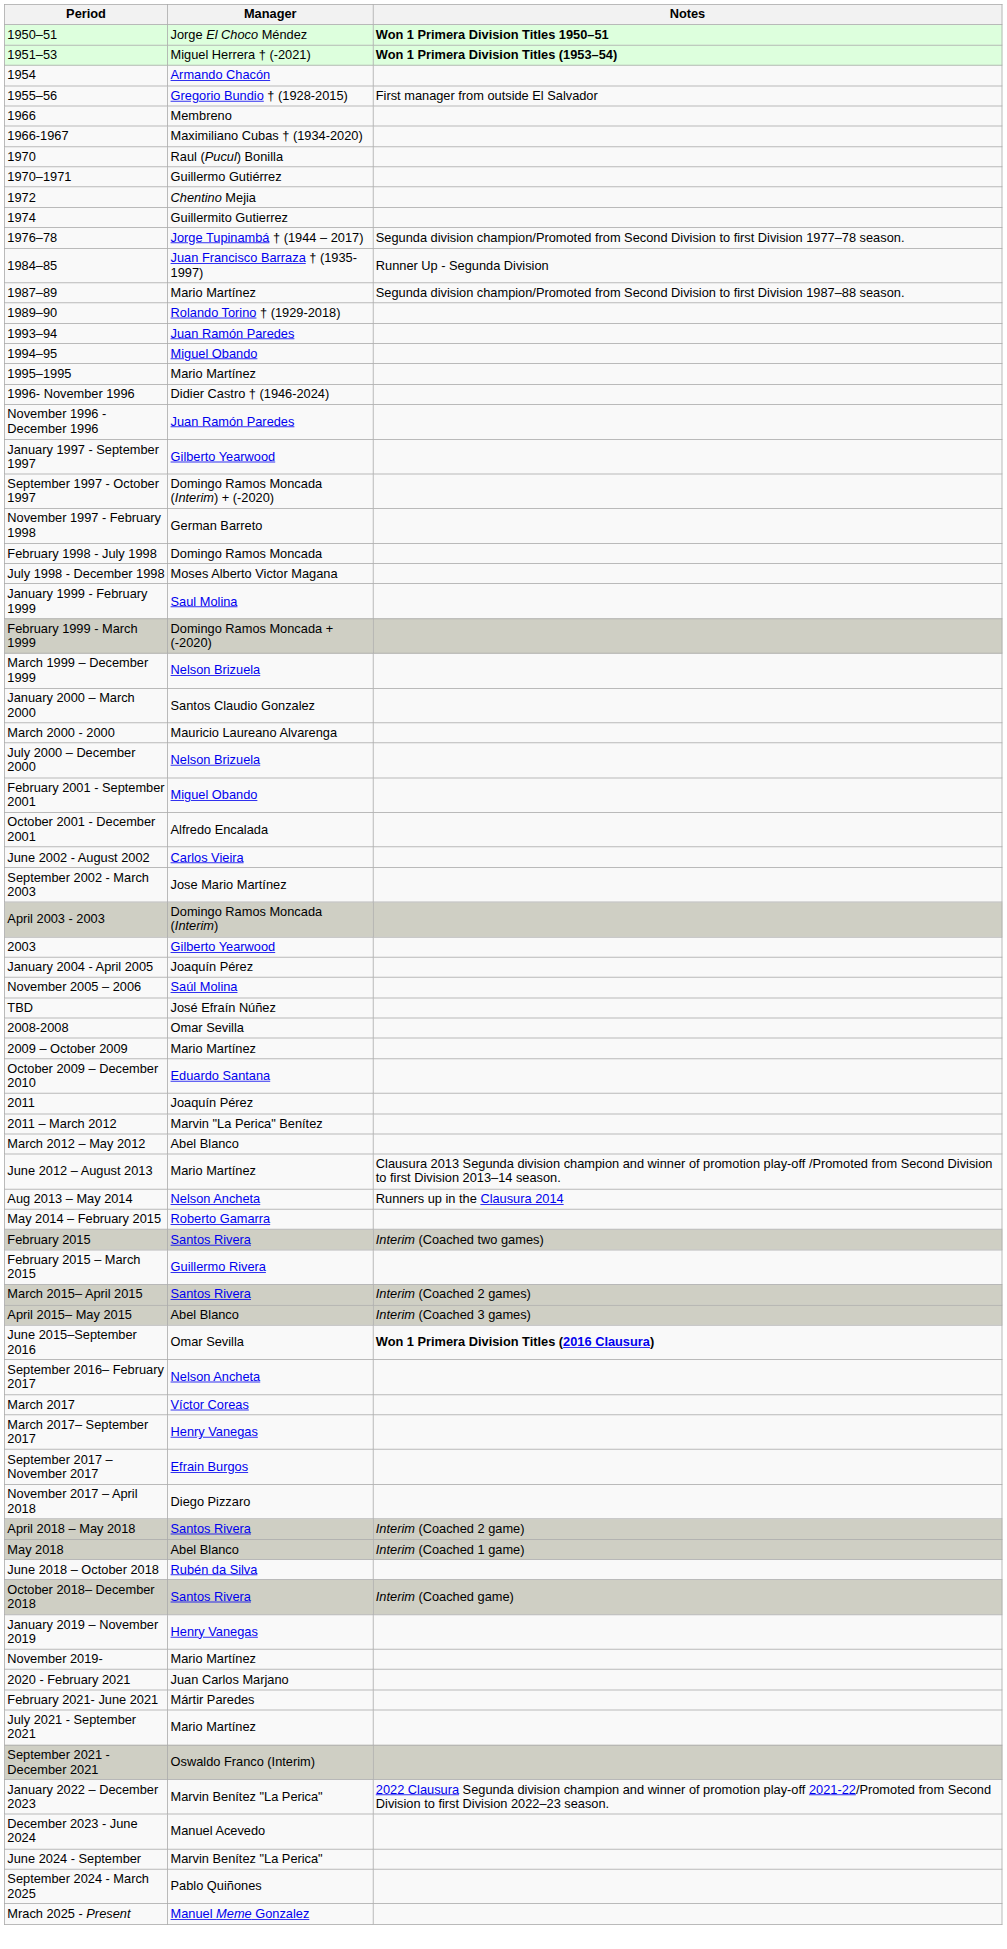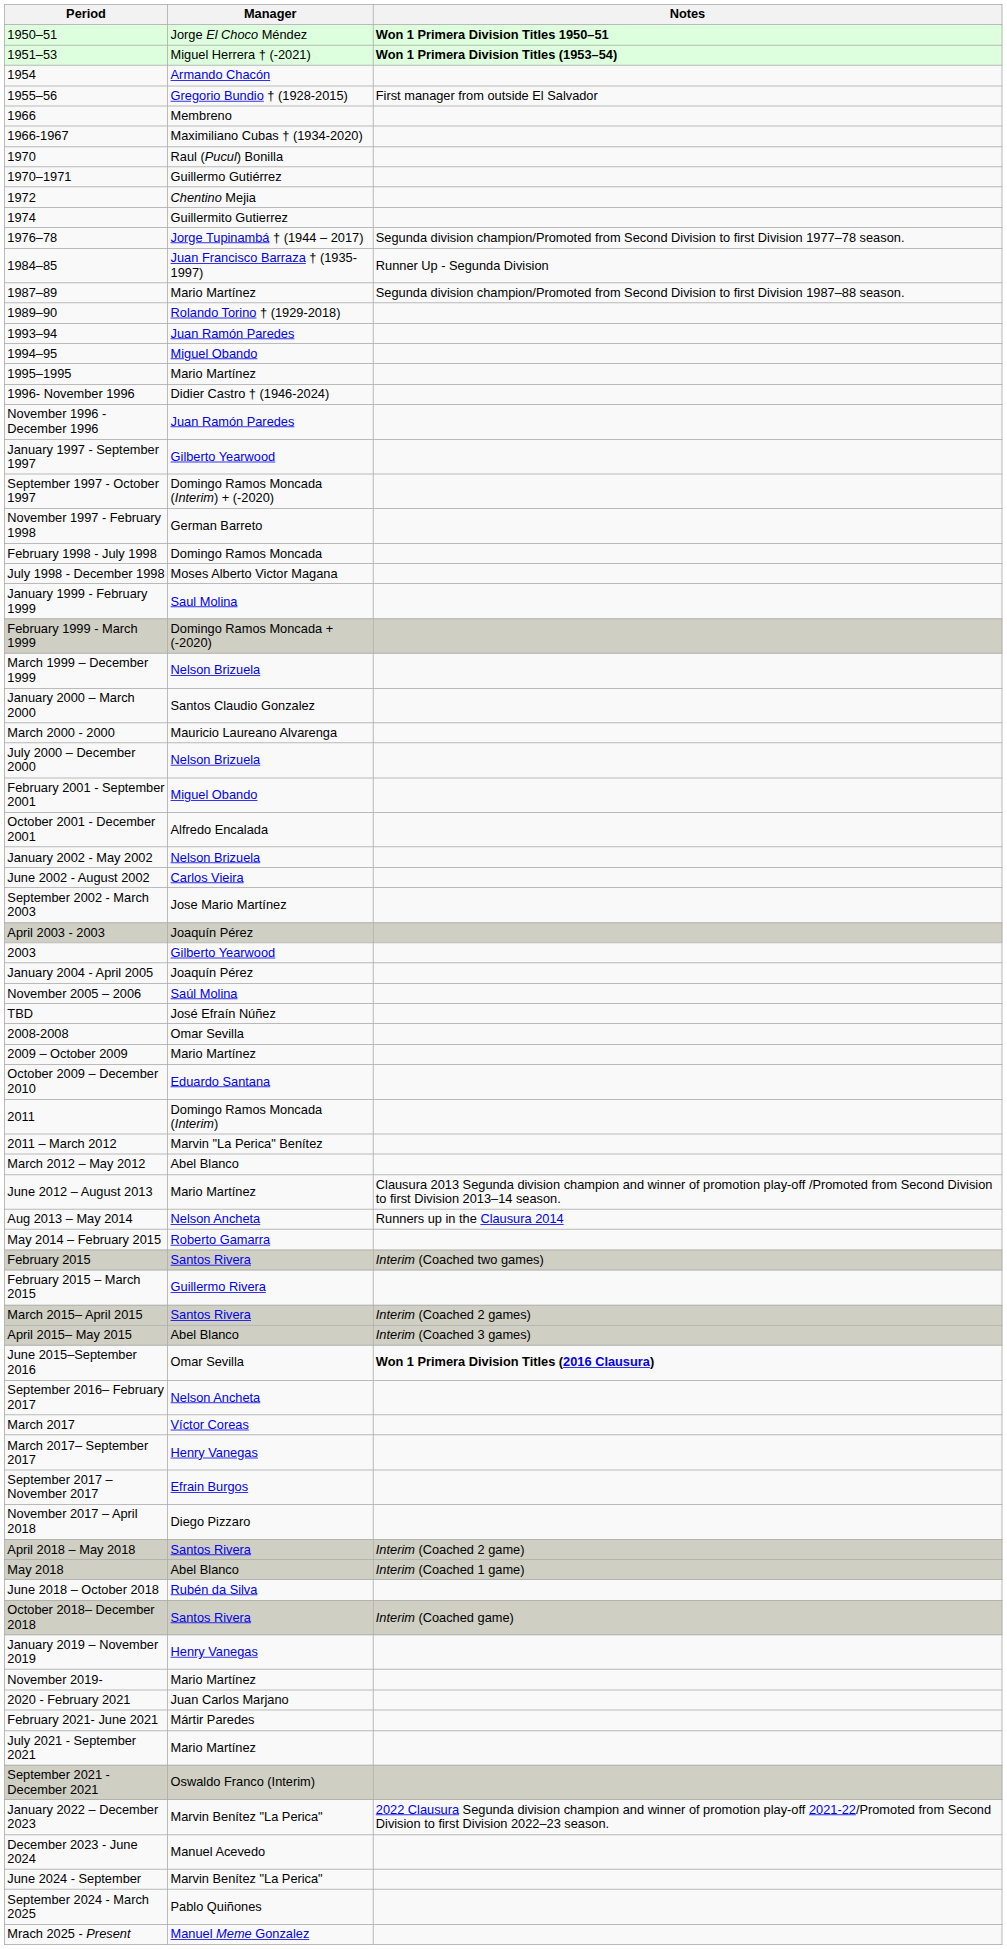+ row: (80, 857)
(246, 919) Domingo Ramos Moncada (Interim) -> (212, 932) Joaquín Pérez
(212, 1103) Joaquín Pérez -> (246, 1116) Domingo Ramos Moncada (Interim)
